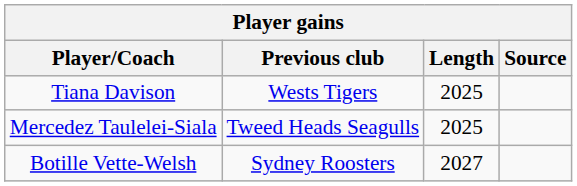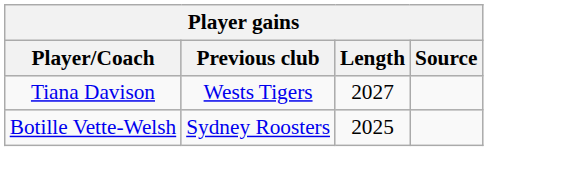(462, 92) 2025 -> (372, 92) 2027
- row: (113, 127)
(462, 163) 2027 -> (372, 127) 2025
